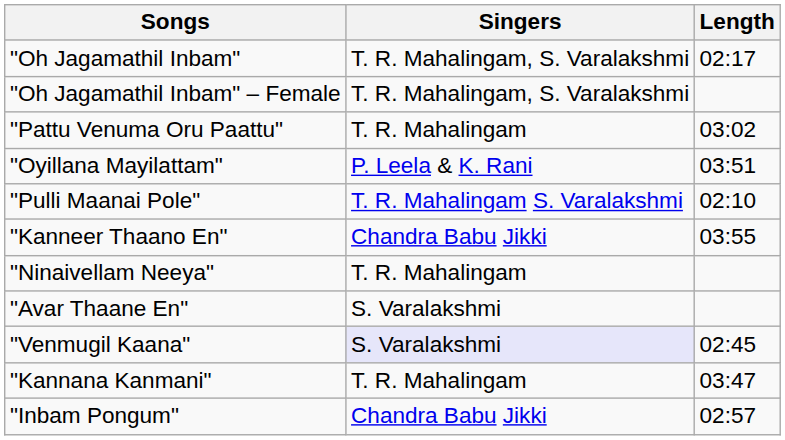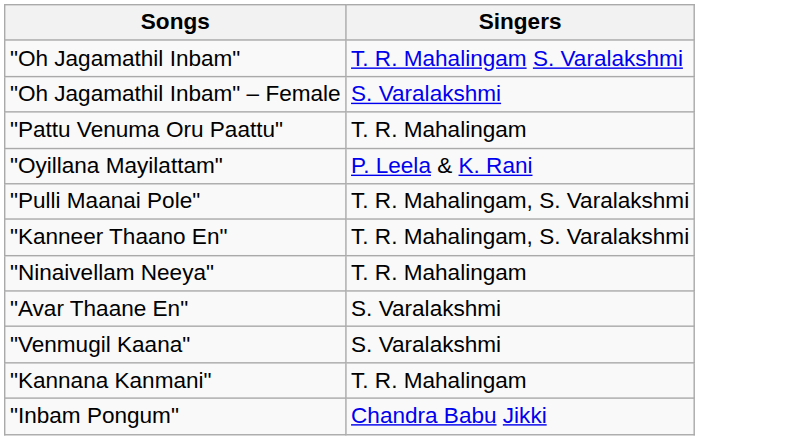- column: (737, 22)
(520, 58) T. R. Mahalingam, S. Varalakshmi -> (517, 58) T. R. Mahalingam S. Varalakshmi
(520, 93) T. R. Mahalingam, S. Varalakshmi -> (426, 93) S. Varalakshmi
(517, 201) T. R. Mahalingam S. Varalakshmi -> (520, 201) T. R. Mahalingam, S. Varalakshmi
(449, 237) Chandra Babu Jikki -> (520, 237) T. R. Mahalingam, S. Varalakshmi
(426, 344) lavender background -> (426, 344) no background
